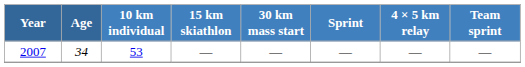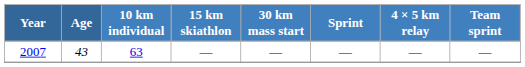(81, 51) 34 -> (81, 51) 43
(136, 51) 53 -> (136, 51) 63
